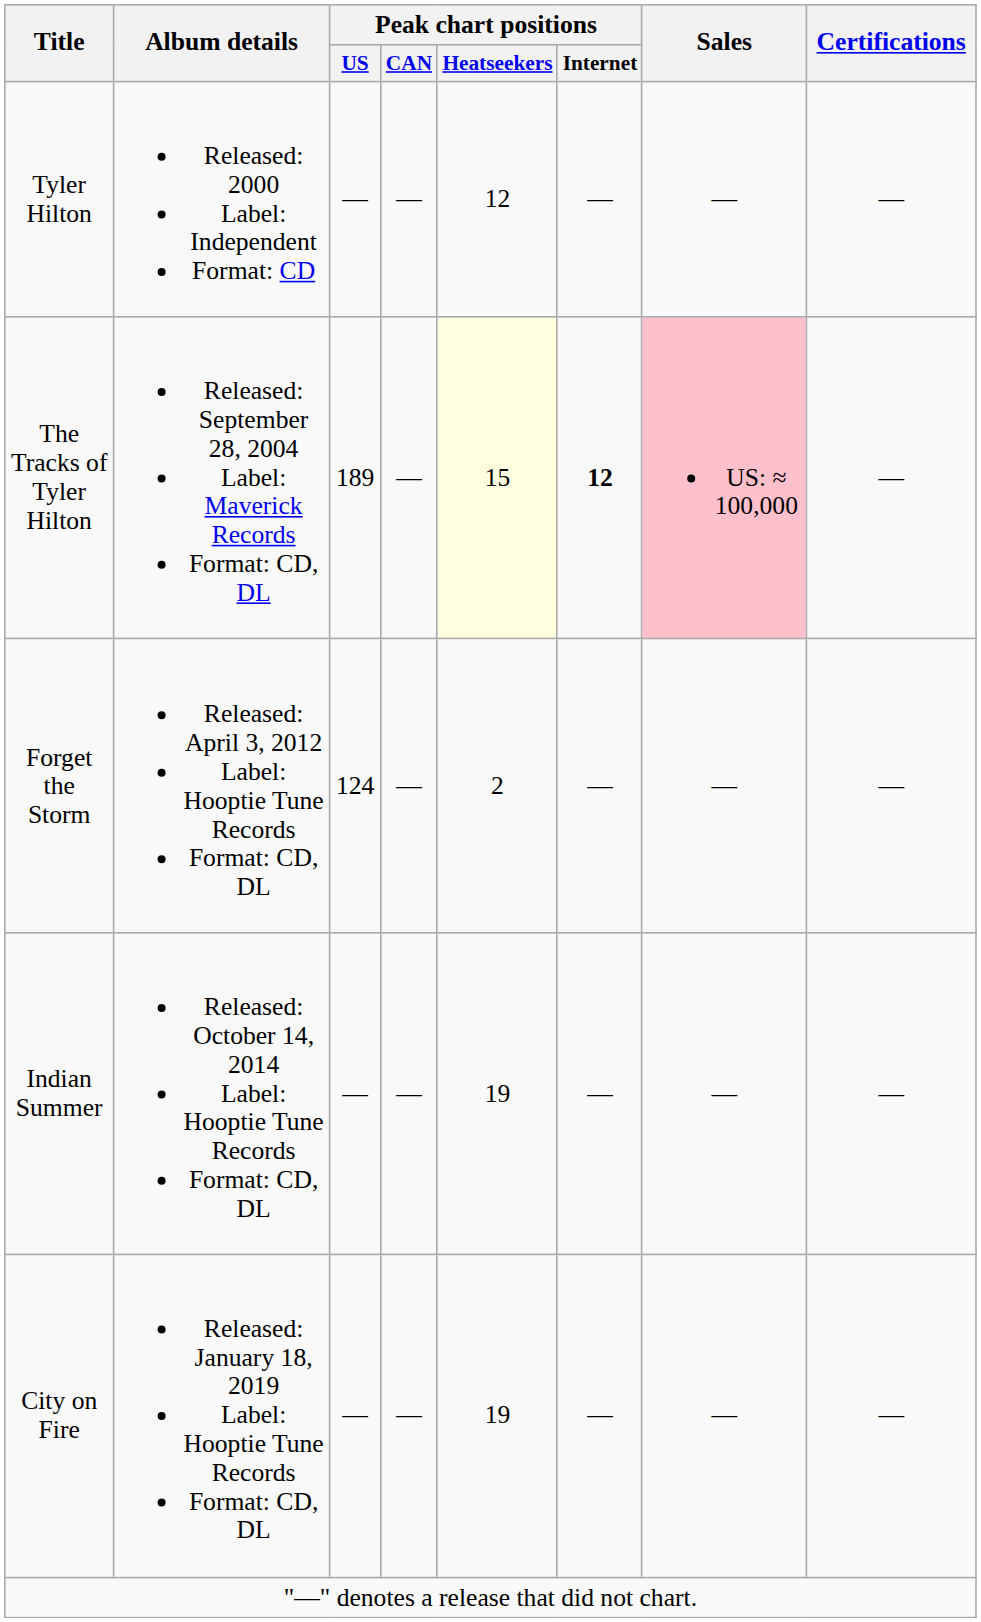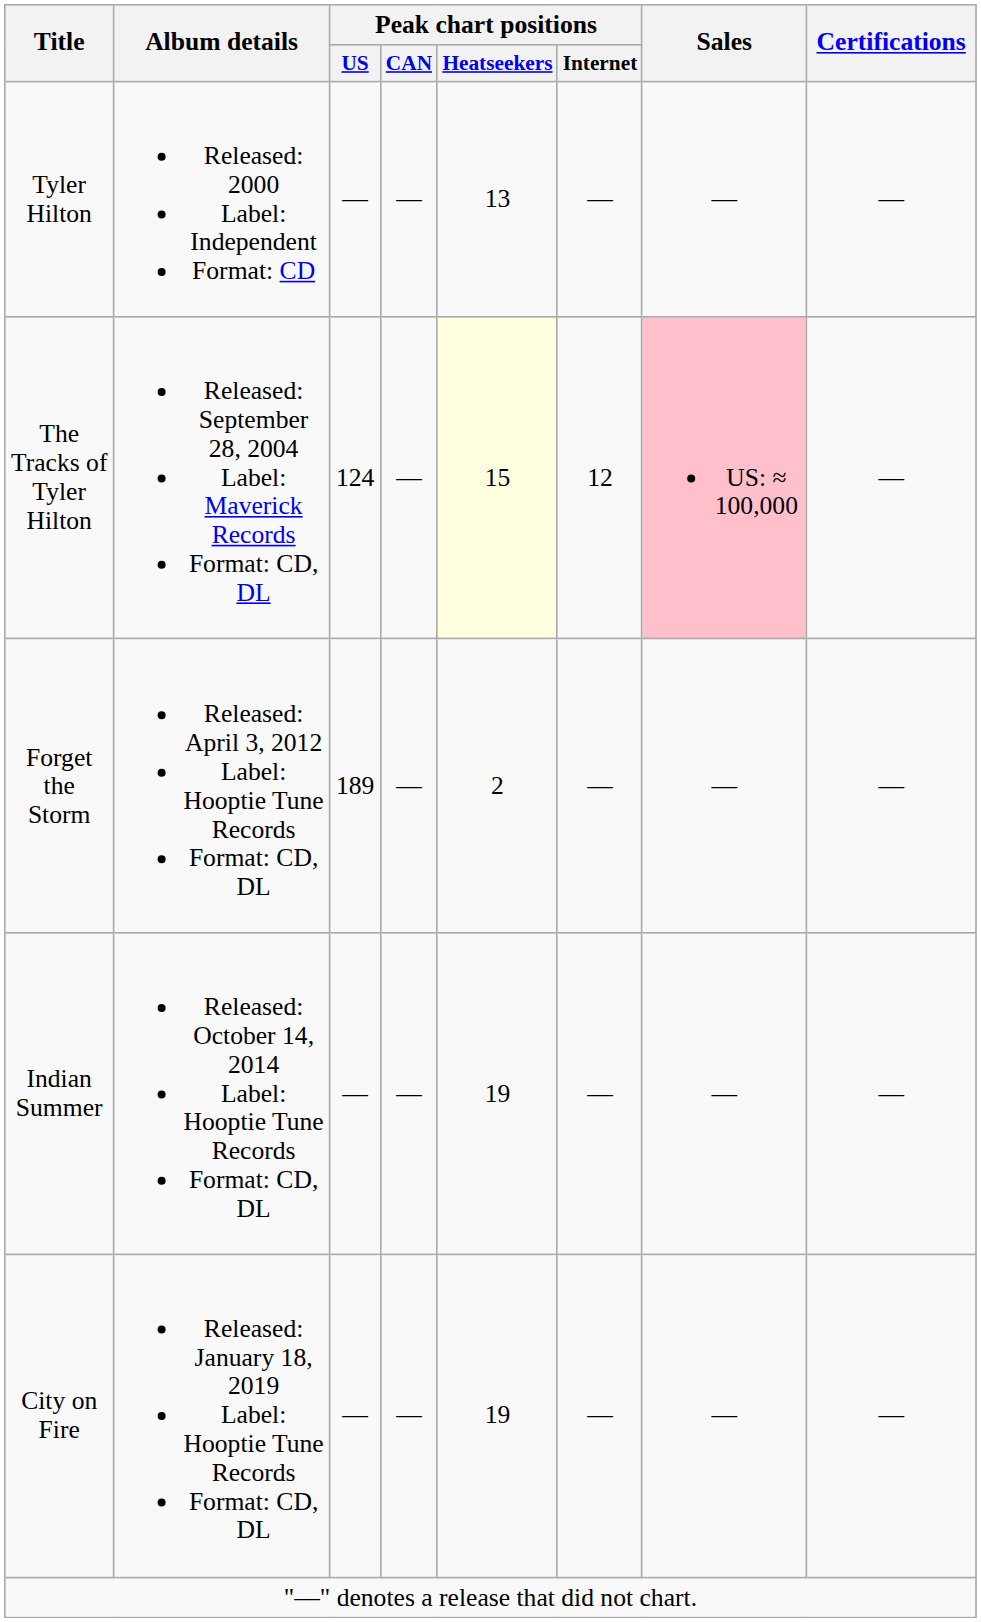(497, 198) 12 -> (497, 198) 13
(355, 477) 189 -> (355, 477) 124
(600, 477) bold -> (600, 477) normal
(355, 785) 124 -> (355, 785) 189
